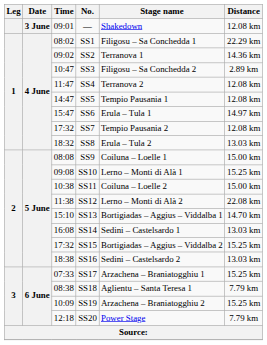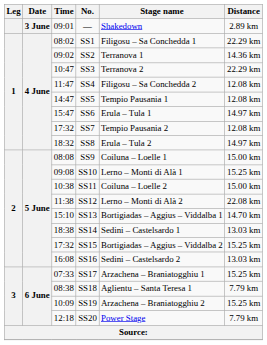(244, 25) 12.08 km -> (244, 25) 2.89 km
(149, 69) Filigosu – Sa Conchedda 2 -> (122, 69) Terranova 2
(244, 69) 2.89 km -> (244, 69) 22.29 km
(122, 84) Terranova 2 -> (149, 84) Filigosu – Sa Conchedda 2
(244, 142) 13.03 km -> (244, 142) 14.97 km
(64, 230) 16:08 -> (64, 230) 18:38
(64, 259) 18:38 -> (64, 259) 16:08
